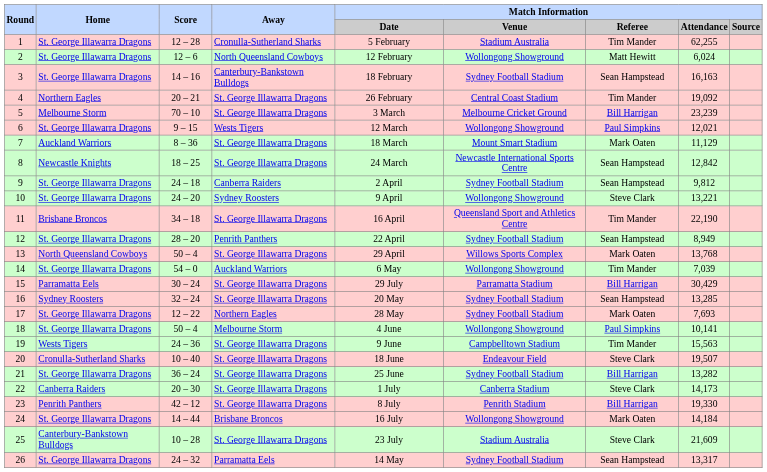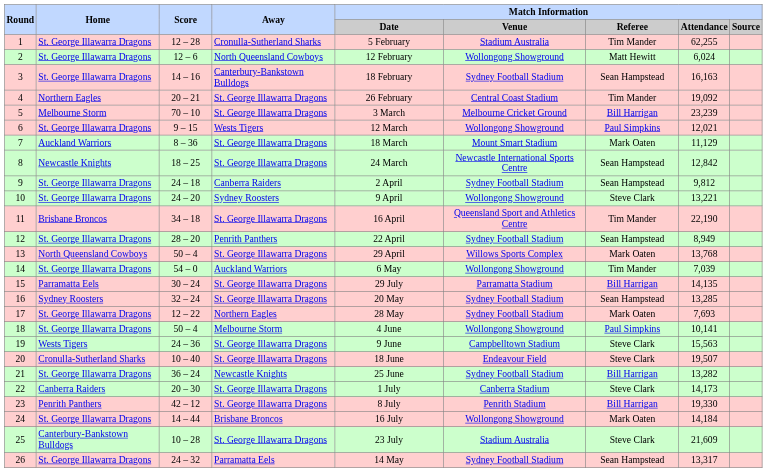(704, 284) 30,429 -> (704, 284) 14,135
(632, 344) Tim Mander -> (632, 344) Steve Clark
(271, 374) St. George Illawarra Dragons -> (251, 374) Newcastle Knights
